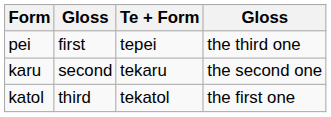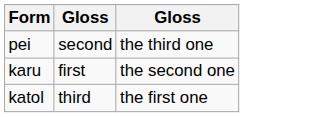- column: (160, 17)
(72, 44) first -> (85, 44) second
(85, 71) second -> (72, 71) first
